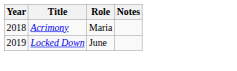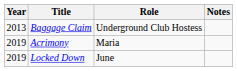+ row: (61, 27)
(16, 27) 2018 -> (16, 43) 2019
